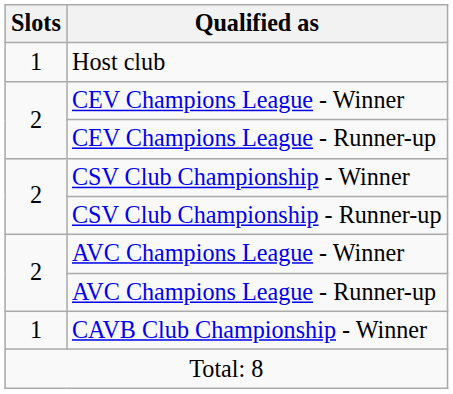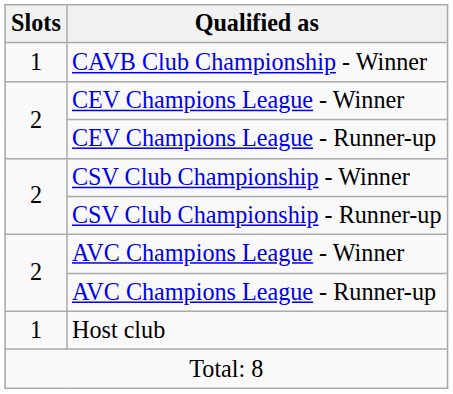rows swapped: (119, 61) <-> (250, 330)
